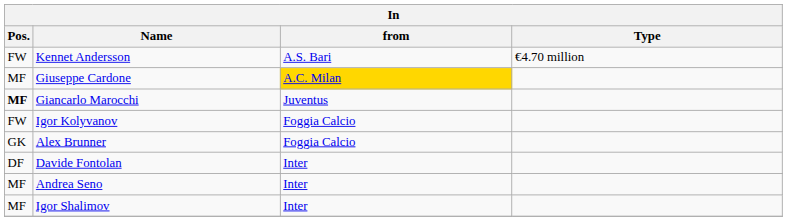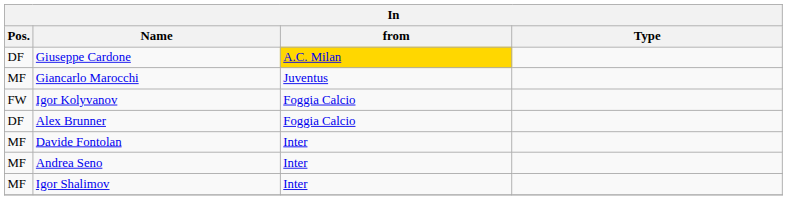- row: (83, 57)
(17, 78) MF -> (16, 57) DF
(17, 100) bold -> (17, 78) normal
(17, 142) GK -> (16, 121) DF
(16, 163) DF -> (17, 142) MF
